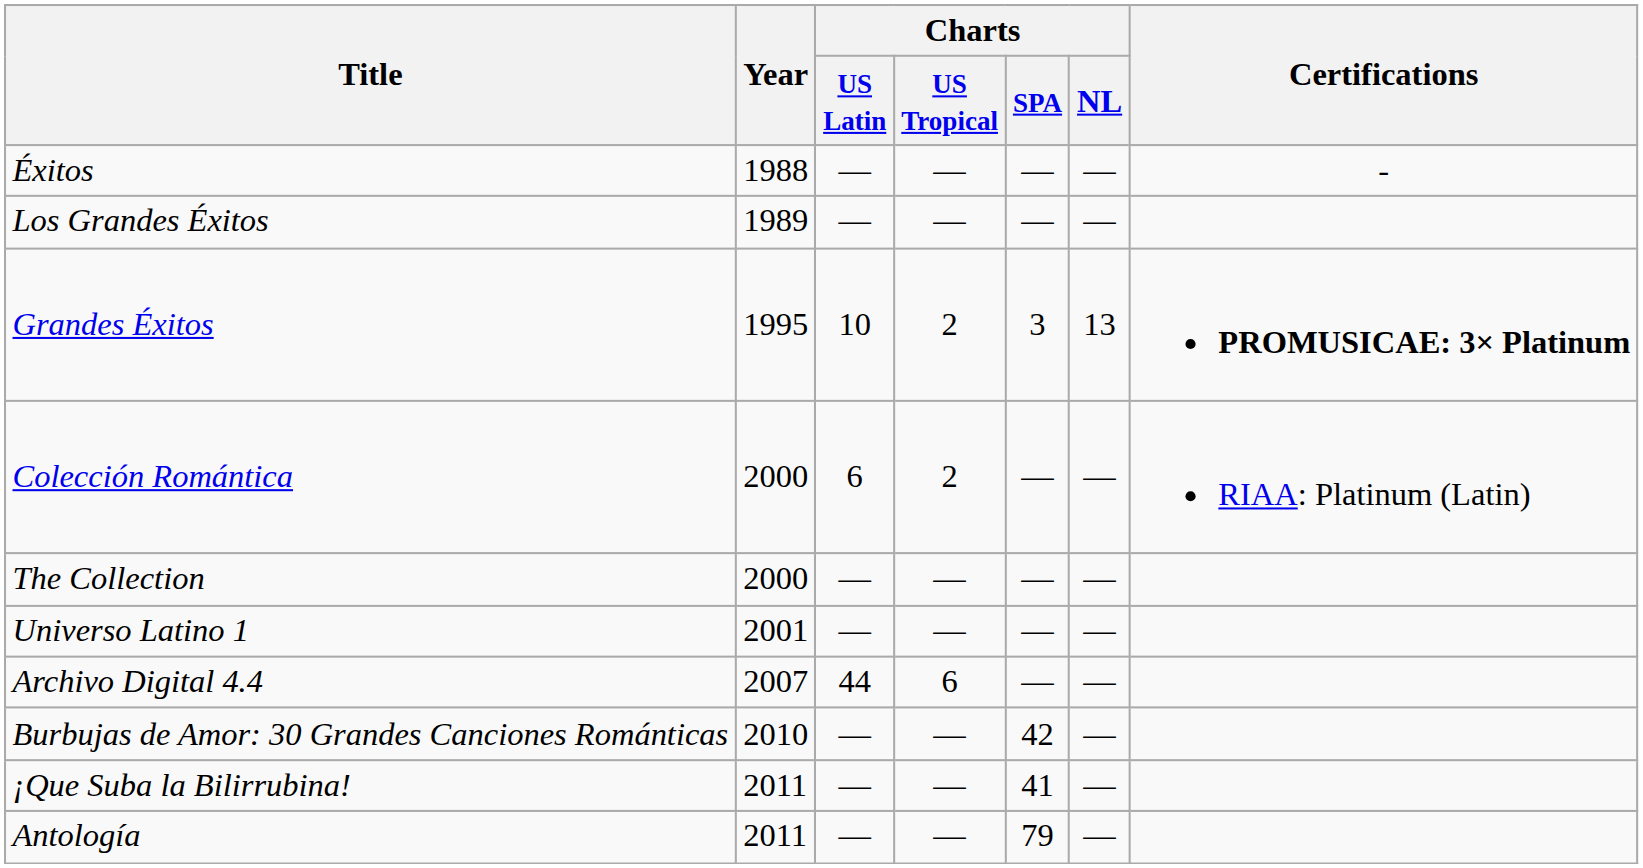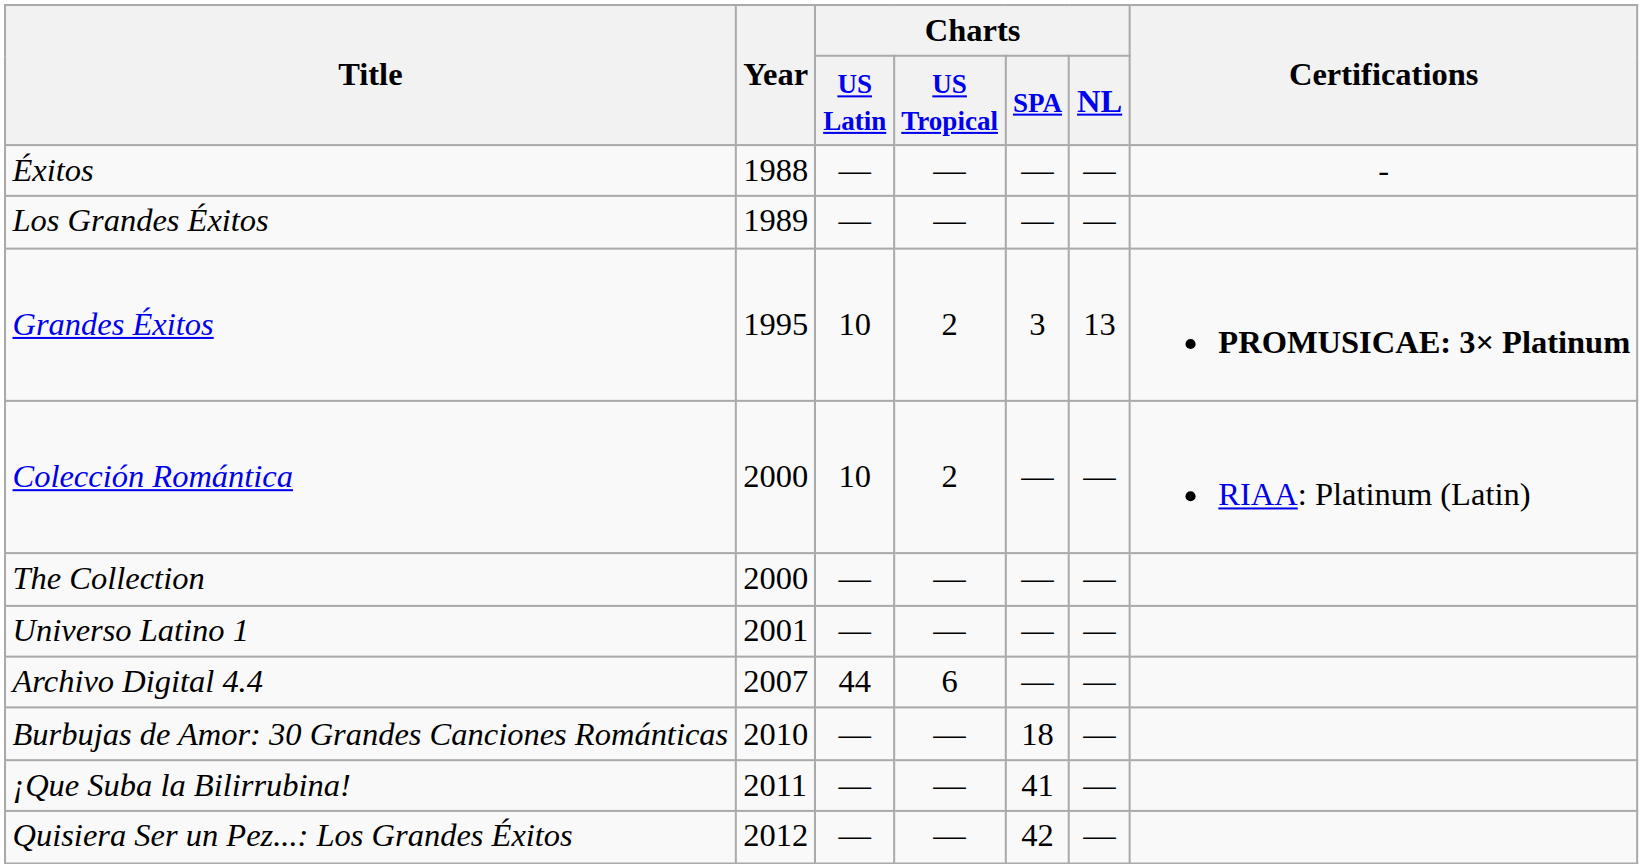(855, 476) 6 -> (855, 476) 10
(1037, 733) 42 -> (1037, 733) 18
- row: (77, 836)
+ row: (293, 836)
